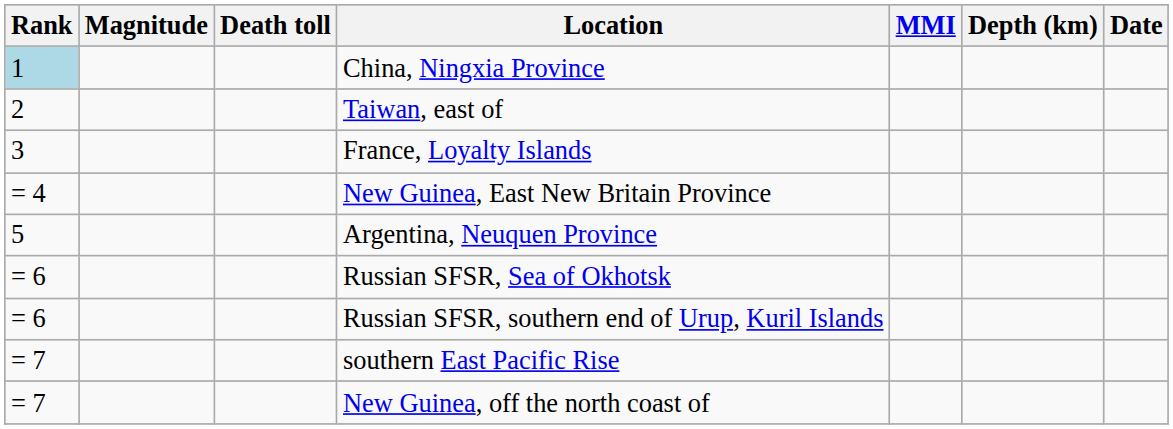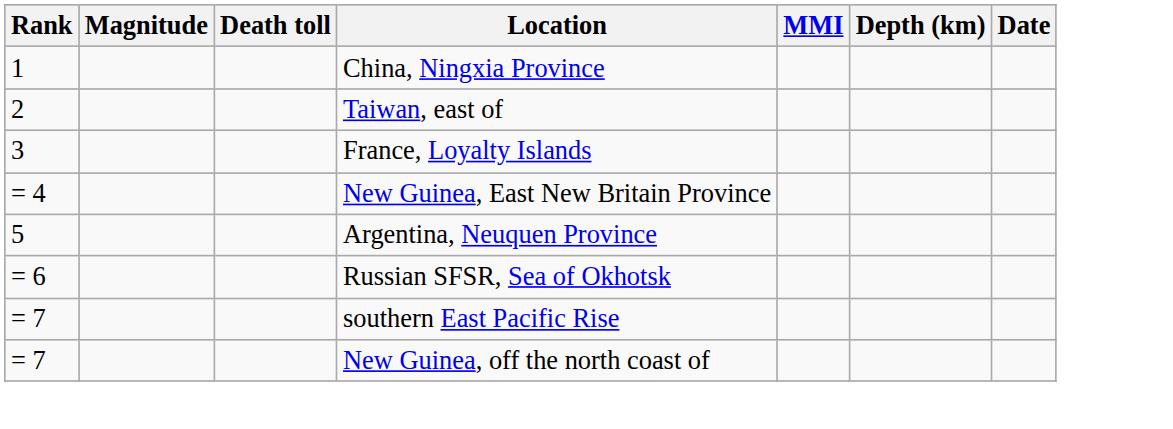(18, 67) lightblue background -> (18, 67) no background
- row: (613, 318)
